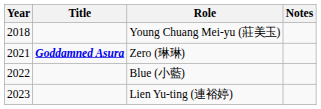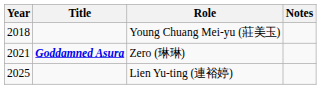- row: (157, 73)
(19, 94) 2023 -> (19, 73) 2025
